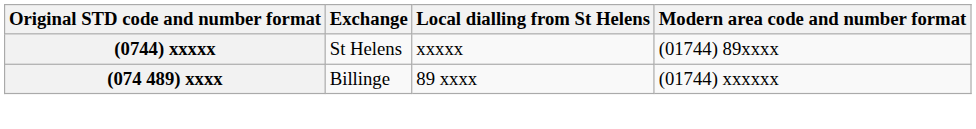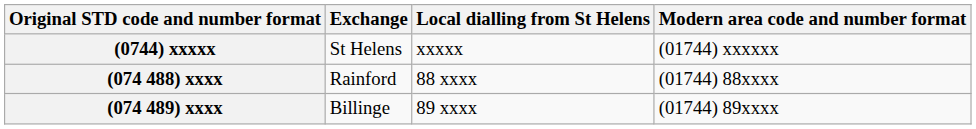(719, 49) (01744) 89xxxx -> (719, 49) (01744) xxxxxx
+ row: (165, 78)
(719, 78) (01744) xxxxxx -> (719, 108) (01744) 89xxxx
